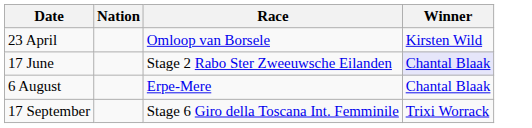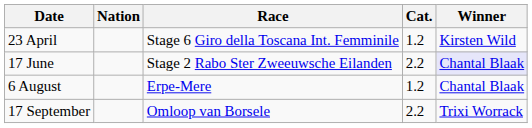+ column: (419, 16)
(208, 39) Omloop van Borsele -> (273, 39) Stage 6 Giro della Toscana Int. Femminile
(273, 110) Stage 6 Giro della Toscana Int. Femminile -> (208, 110) Omloop van Borsele
